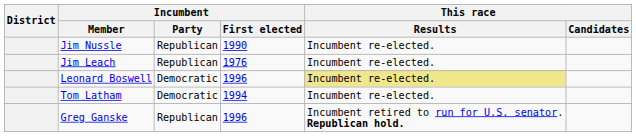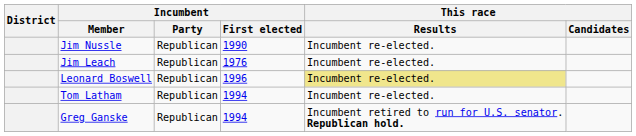(187, 79) Democratic -> (187, 79) Republican
(187, 95) Democratic -> (187, 95) Republican
(235, 118) 1996 -> (235, 118) 1994
